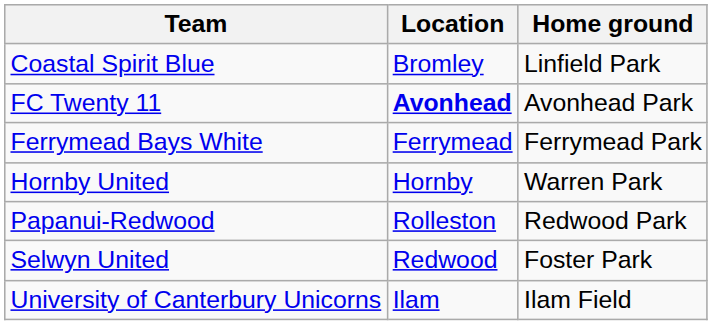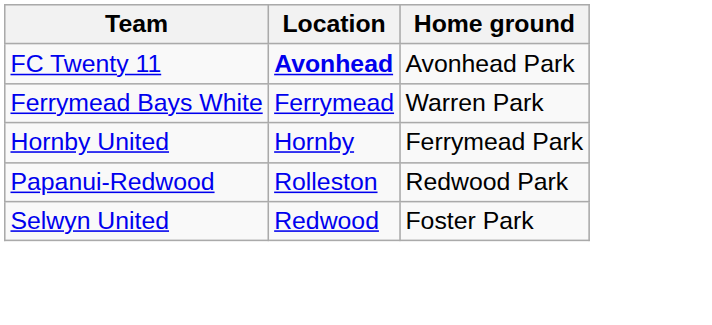- row: (112, 63)
(613, 142) Ferrymead Park -> (475, 102) Warren Park
(593, 181) Warren Park -> (494, 142) Ferrymead Park
- row: (196, 299)
